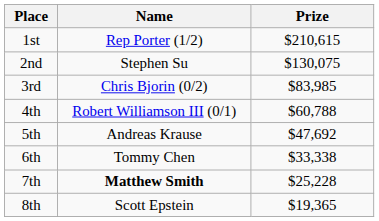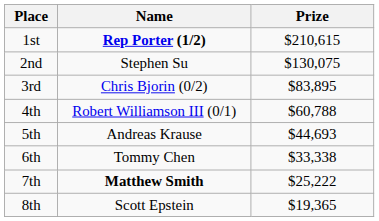(154, 39) normal -> (154, 39) bold
(312, 87) $83,985 -> (312, 87) $83,895
(312, 134) $47,692 -> (312, 134) $44,693
(312, 181) $25,228 -> (312, 181) $25,222
